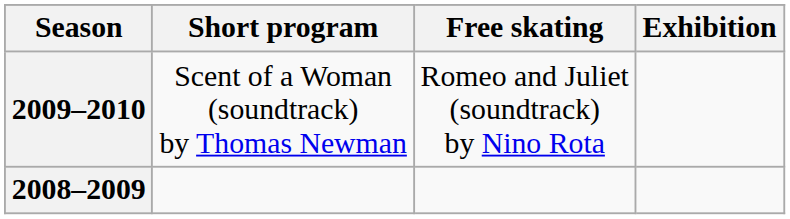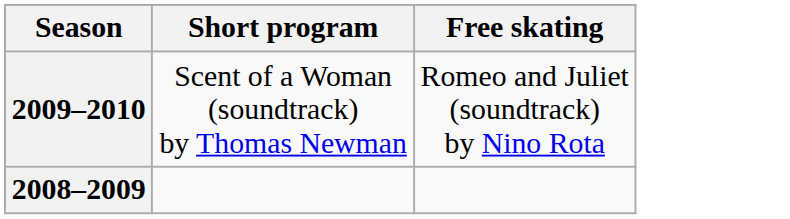- column: (710, 28)
